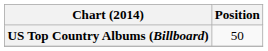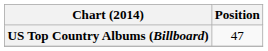(237, 35) 50 -> (237, 35) 47
